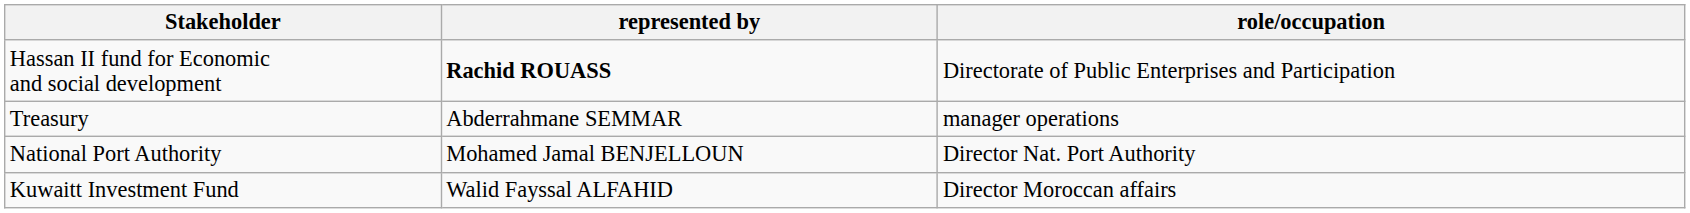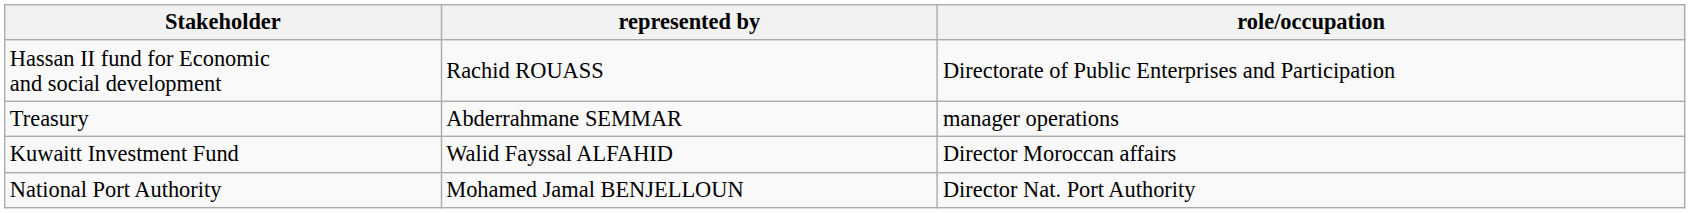(529, 70) bold -> (525, 70) normal
rows swapped: (124, 189) <-> (116, 154)
